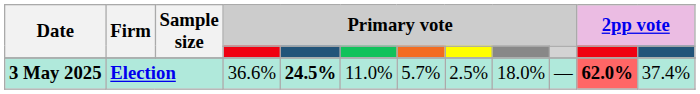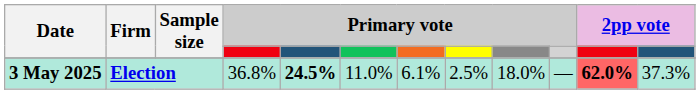(252, 73) 36.6% -> (252, 73) 36.8%
(421, 73) 5.7% -> (421, 73) 6.1%
(666, 73) 37.4% -> (666, 73) 37.3%
